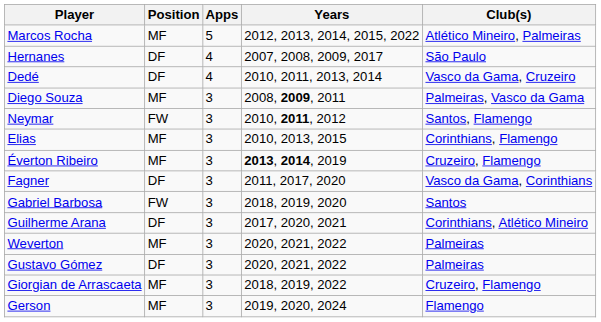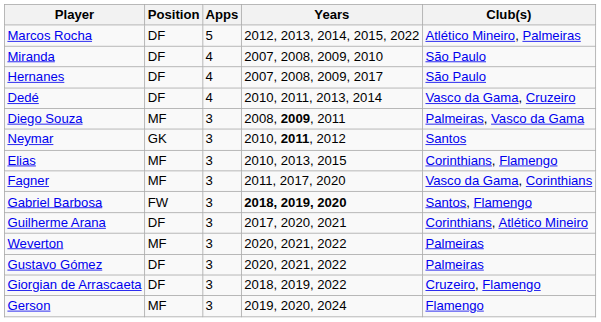(157, 35) MF -> (156, 35) DF
+ row: (31, 56)
(158, 118) FW -> (157, 139) GK
(479, 118) Santos, Flamengo -> (446, 139) Santos
- row: (53, 160)
(156, 181) DF -> (157, 181) MF
(295, 202) normal -> (295, 202) bold
(446, 202) Santos -> (479, 202) Santos, Flamengo
(157, 285) MF -> (156, 285) DF
